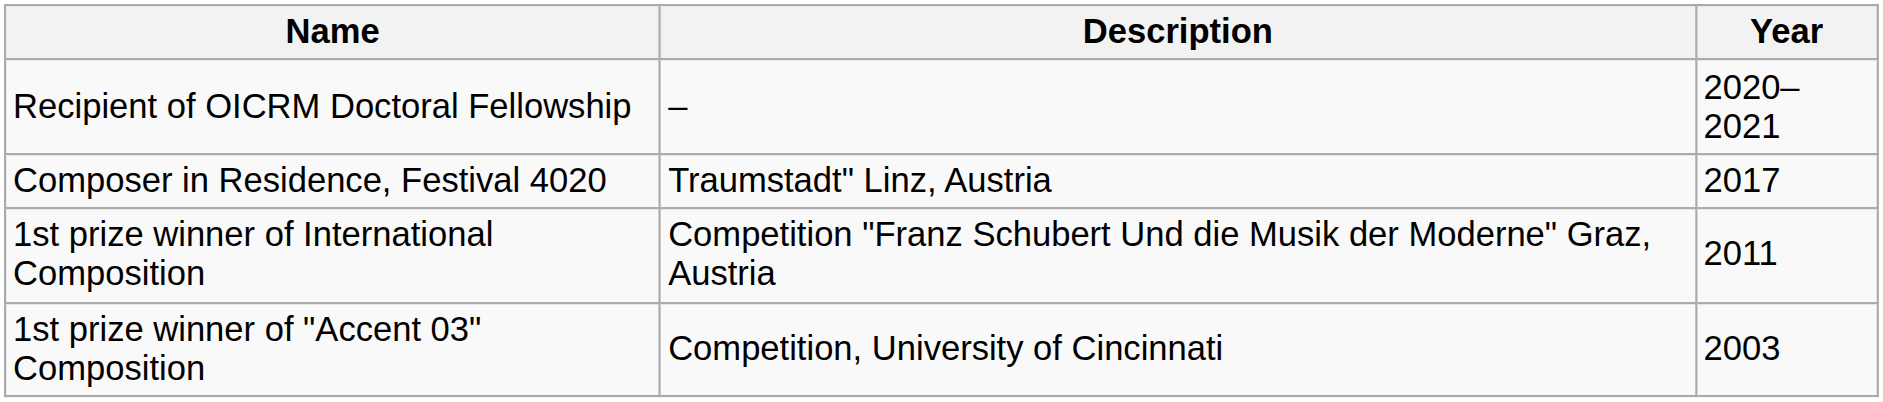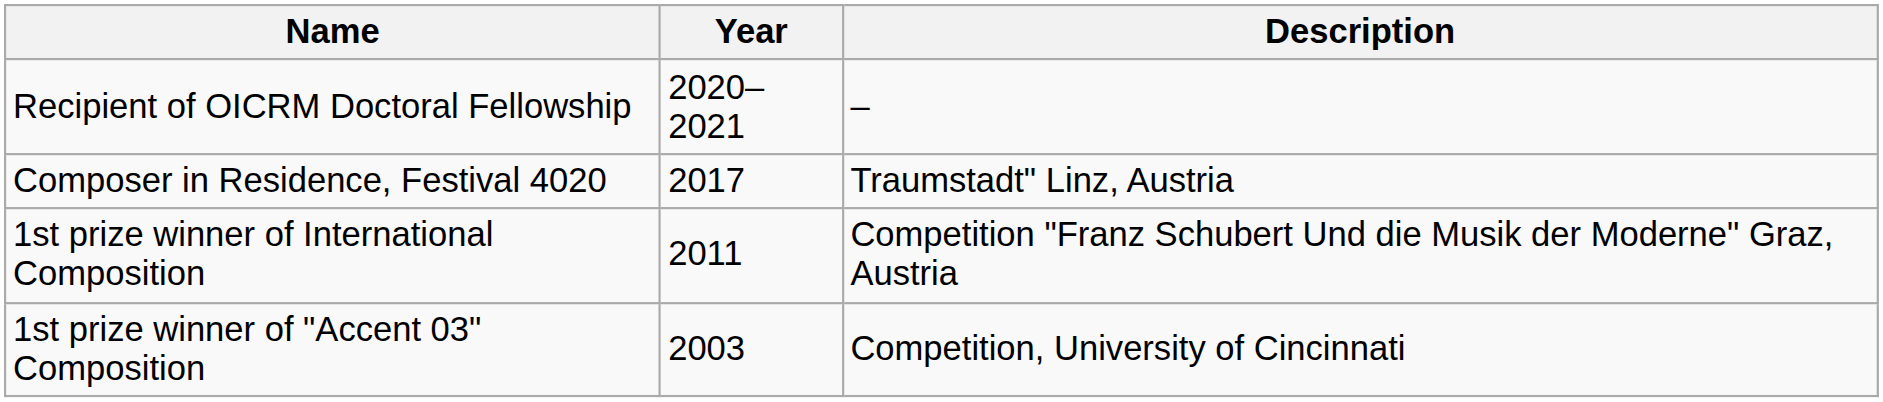columns swapped: (1787, 31) <-> (1178, 31)
